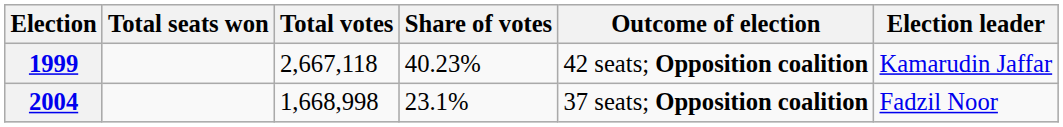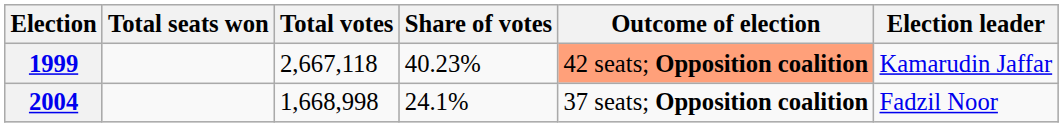(716, 63) no background -> (716, 63) lightsalmon background
(437, 102) 23.1% -> (437, 102) 24.1%
